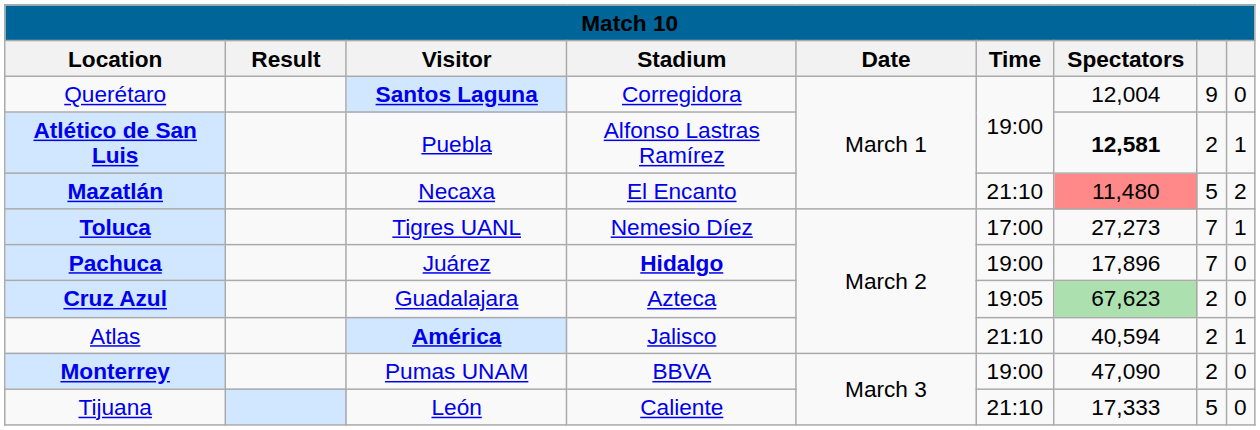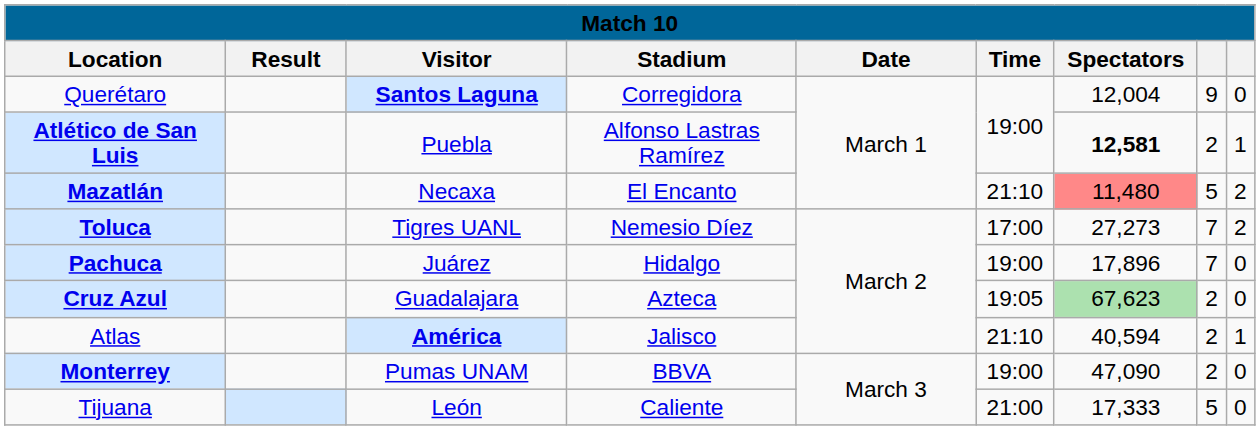(1240, 227) 1 -> (1240, 227) 2
(682, 263) bold -> (682, 263) normal
(1015, 407) 21:10 -> (1015, 407) 21:00
